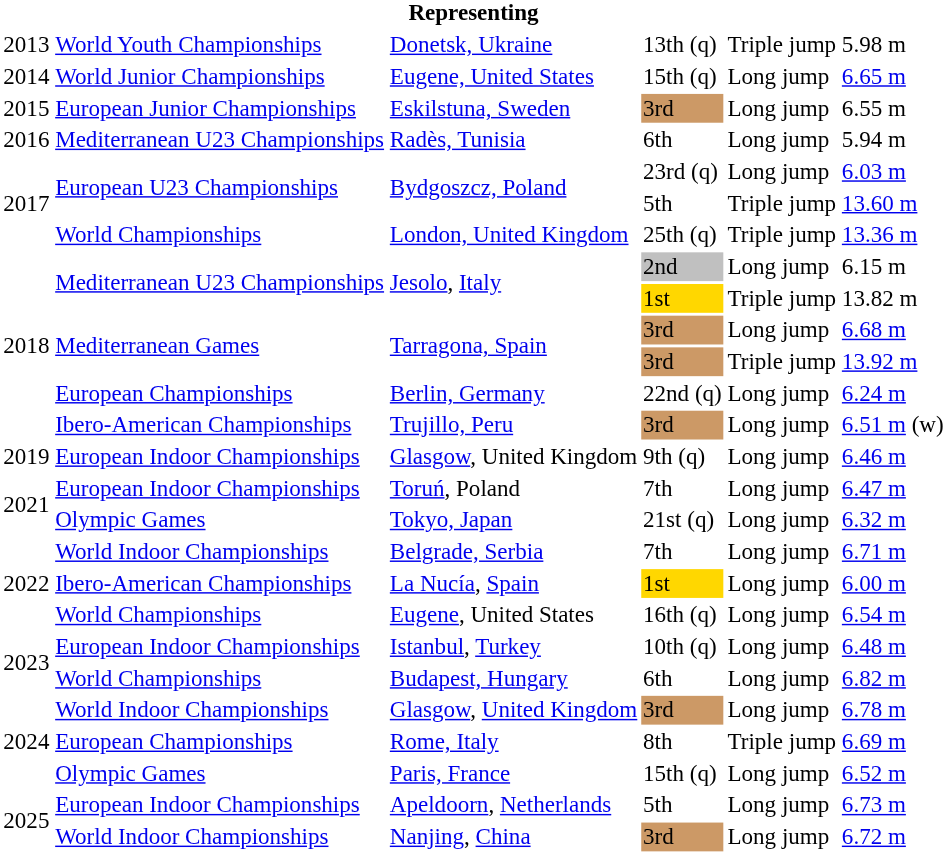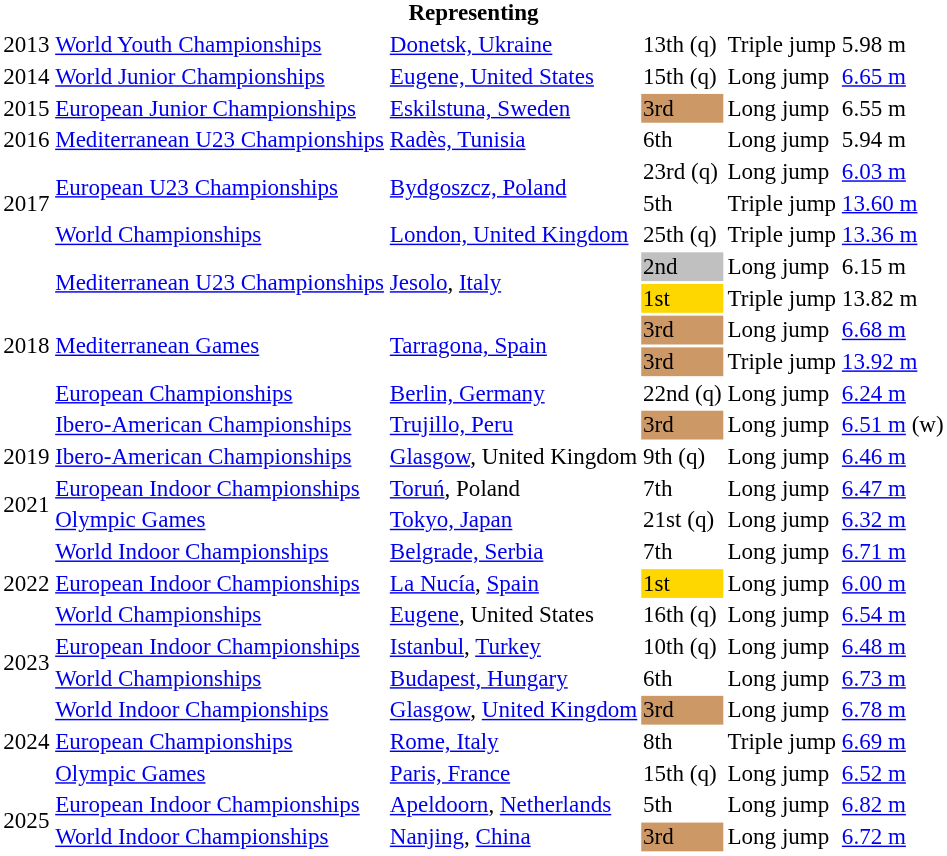(207, 456) European Indoor Championships -> (203, 456) Ibero-American Championships
(203, 583) Ibero-American Championships -> (207, 583) European Indoor Championships
(874, 678) 6.82 m -> (874, 678) 6.73 m
(874, 805) 6.73 m -> (874, 805) 6.82 m
